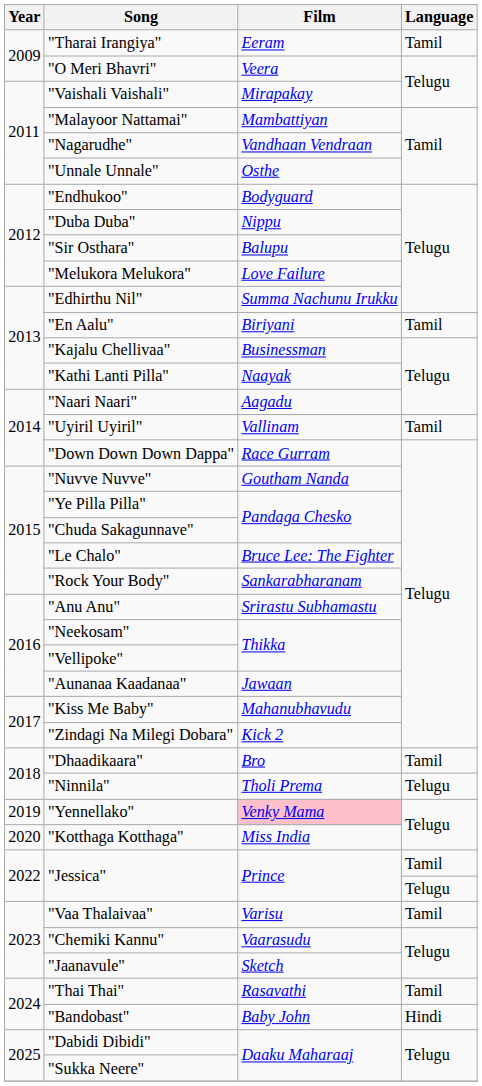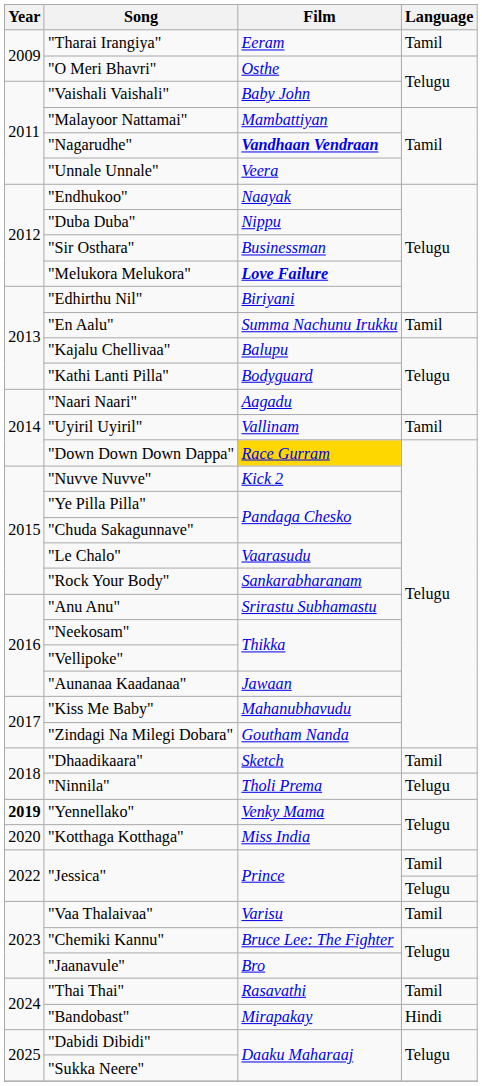(260, 68) Veera -> (260, 68) Osthe
(277, 94) Mirapakay -> (276, 94) Baby John
(307, 145) normal -> (310, 145) bold
(260, 171) Osthe -> (260, 171) Veera
(277, 196) Bodyguard -> (266, 196) Naayak
(265, 247) Balupu -> (284, 247) Businessman
(283, 273) normal -> (285, 273) bold
(320, 299) Summa Nachunu Irukku -> (268, 299) Biriyani
(268, 324) Biriyani -> (320, 324) Summa Nachunu Irukku
(284, 350) Businessman -> (265, 350) Balupu
(266, 376) Naayak -> (277, 376) Bodyguard
(286, 453) no background -> (286, 453) gold background
(295, 478) Goutham Nanda -> (262, 478) Kick 2
(318, 555) Bruce Lee: The Fighter -> (276, 555) Vaarasudu
(262, 734) Kick 2 -> (295, 734) Goutham Nanda
(253, 760) Bro -> (263, 760) Sketch
(24, 811) normal -> (24, 811) bold
(283, 811) pink background -> (283, 811) no background
(276, 939) Vaarasudu -> (318, 939) Bruce Lee: The Fighter
(263, 965) Sketch -> (253, 965) Bro
(276, 1016) Baby John -> (277, 1016) Mirapakay
